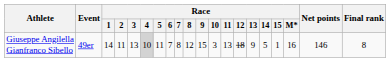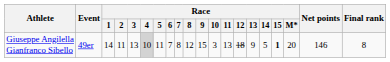(277, 45) normal -> (277, 45) bold
(292, 45) 16 -> (292, 45) 20
